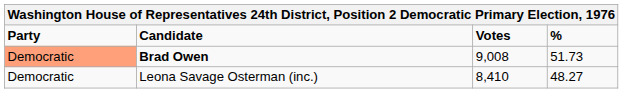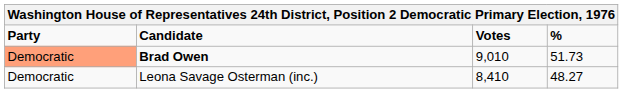(492, 56) 9,008 -> (492, 56) 9,010
